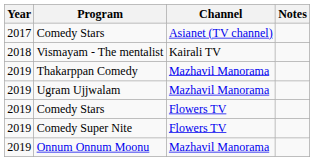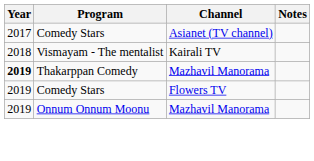(19, 71) normal -> (19, 71) bold
- row: (78, 90)
- row: (84, 128)
